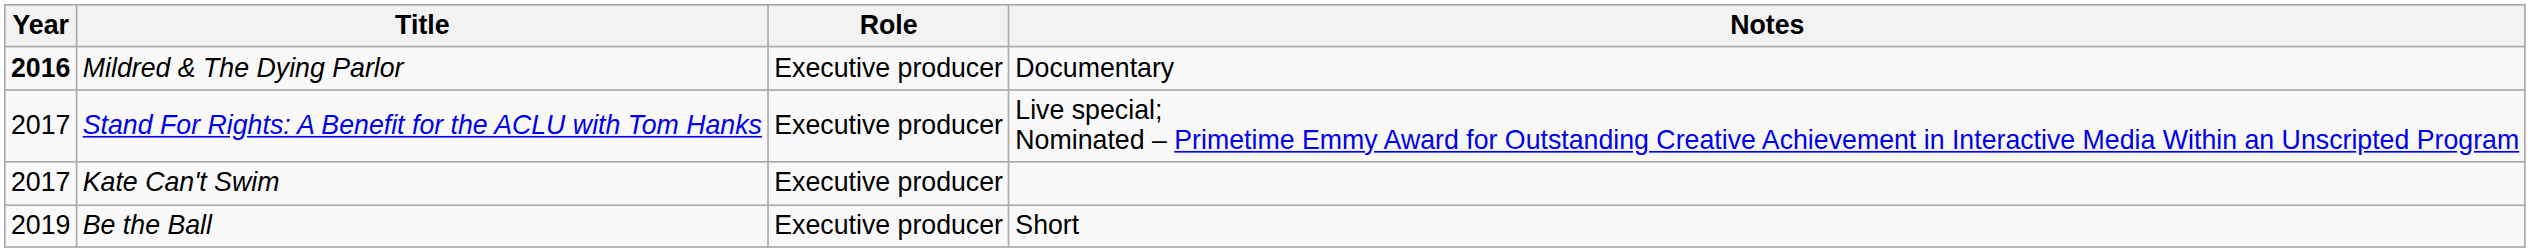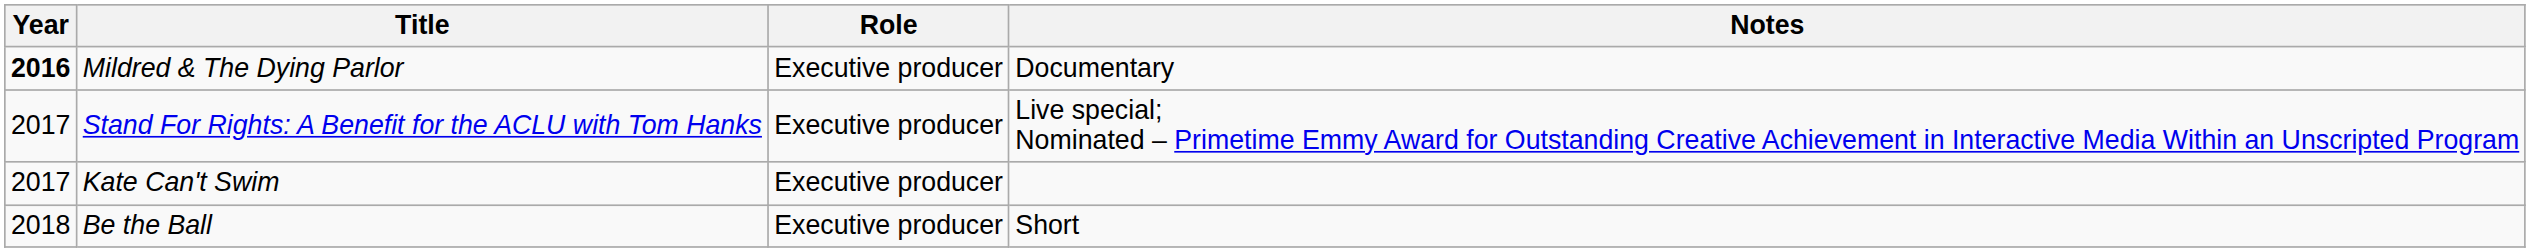(41, 225) 2019 -> (41, 225) 2018
